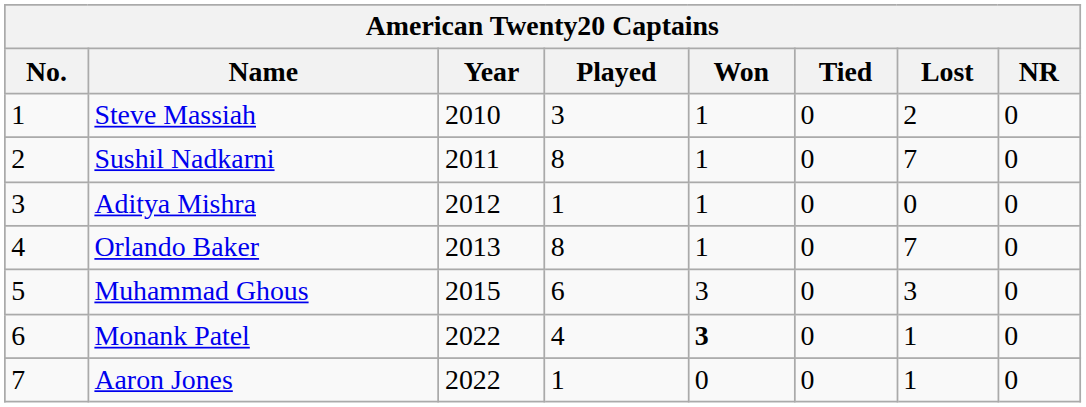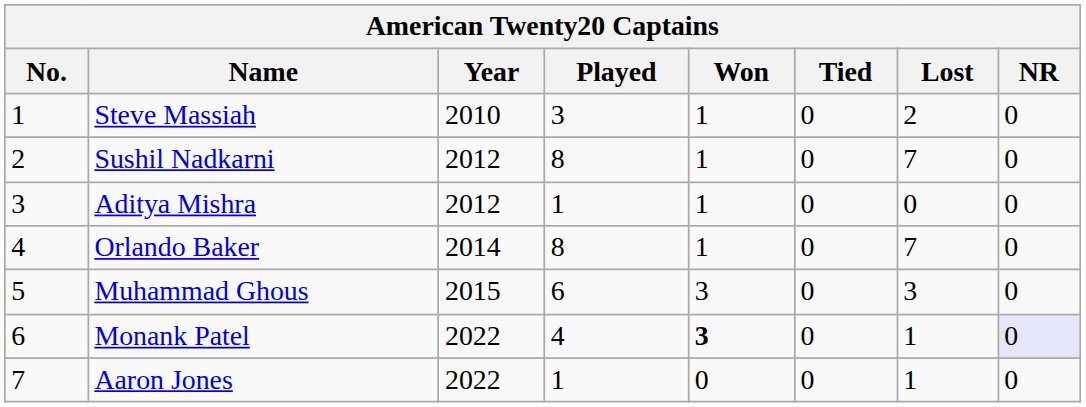(472, 159) 2011 -> (473, 159) 2012
(473, 247) 2013 -> (473, 247) 2014
(1011, 335) no background -> (1011, 335) lavender background
